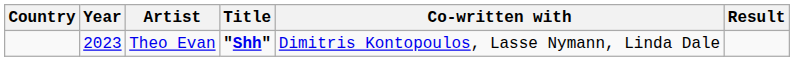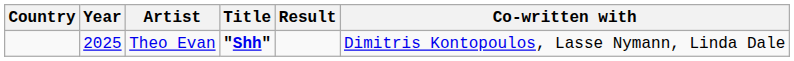columns swapped: (500, 18) <-> (757, 18)
(102, 44) 2023 -> (102, 44) 2025
